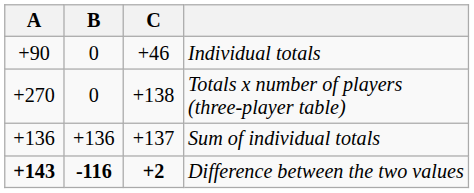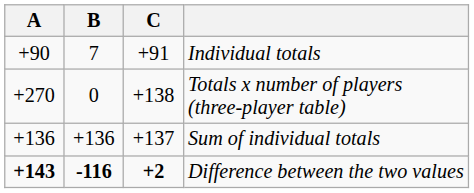(94, 52) 0 -> (94, 52) 7
(154, 52) +46 -> (154, 52) +91
